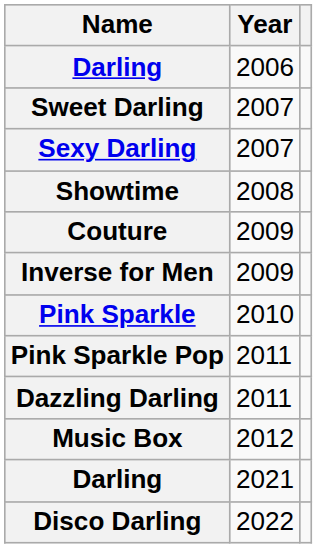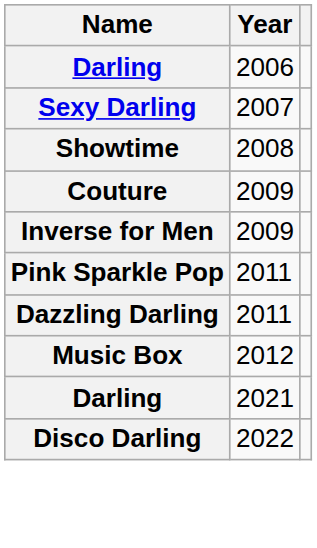- row: (117, 107)
- row: (117, 314)
